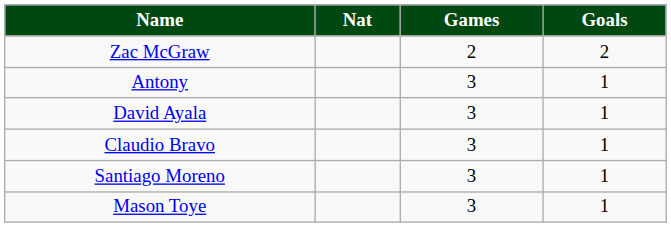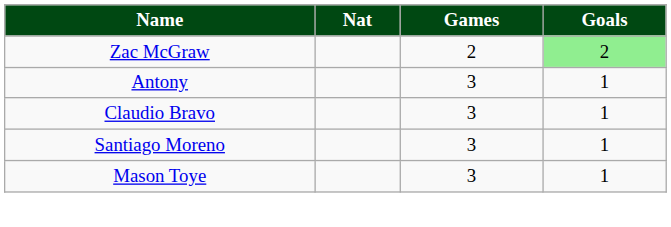(604, 51) no background -> (604, 51) lightgreen background
- row: (160, 113)
